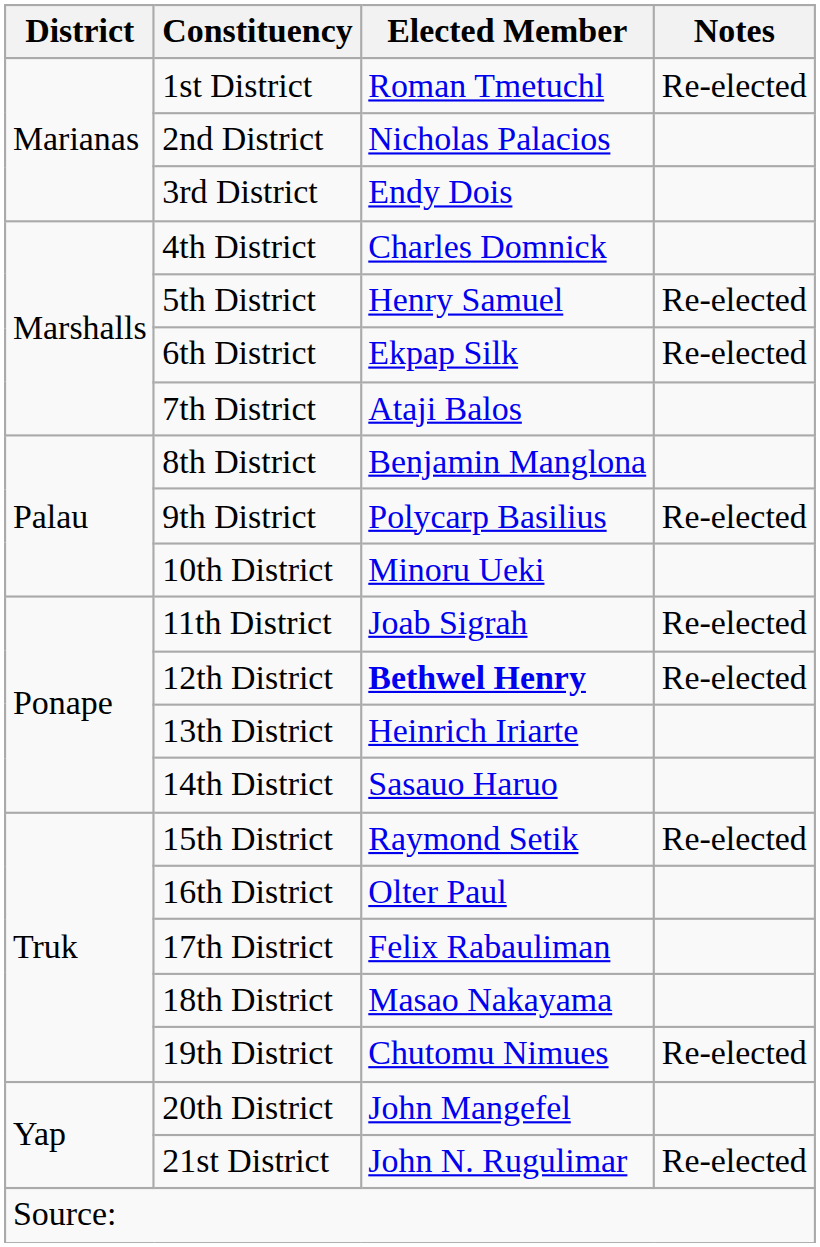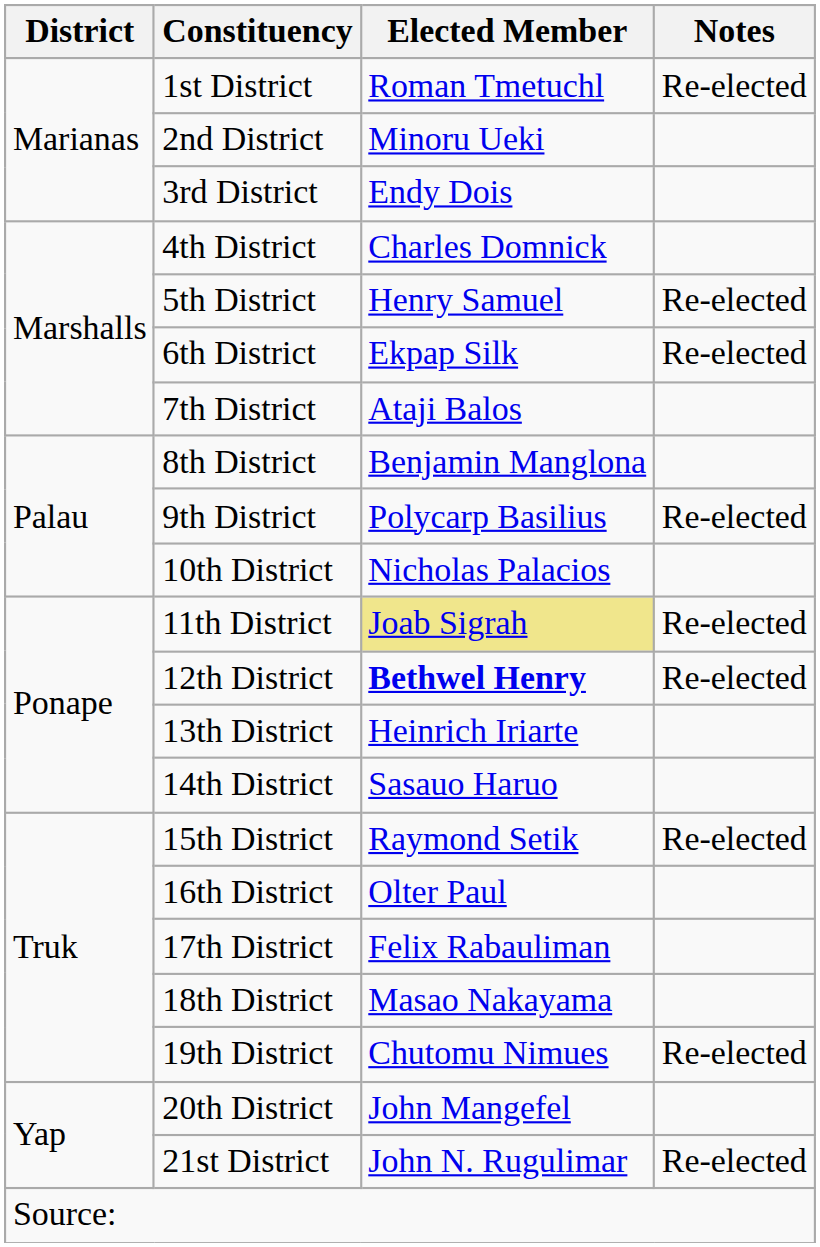(489, 138) Nicholas Palacios -> (456, 138) Minoru Ueki
(456, 569) Minoru Ueki -> (489, 569) Nicholas Palacios
(448, 623) no background -> (448, 623) khaki background
